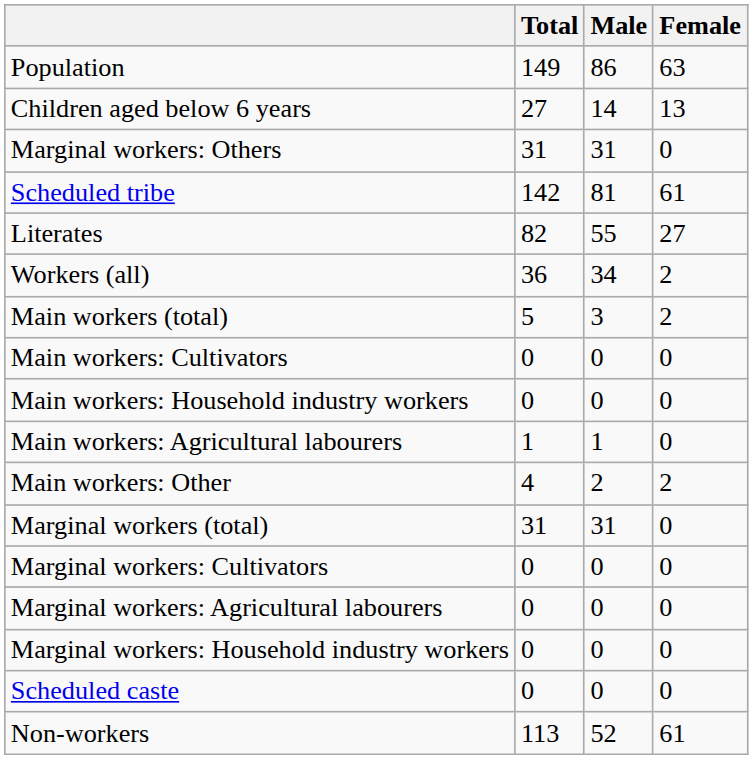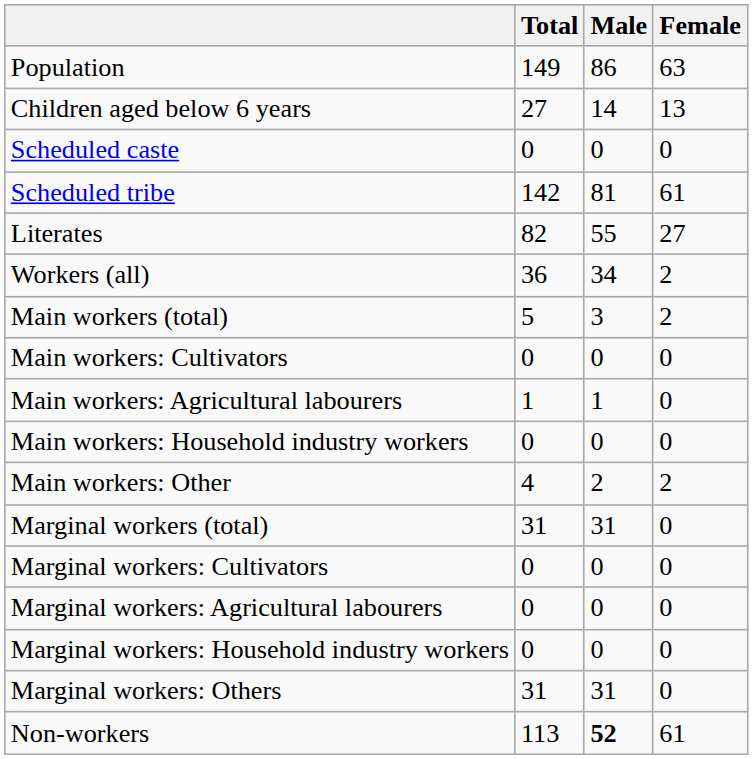rows swapped: (95, 691) <-> (146, 150)
rows swapped: (207, 441) <-> (240, 399)
(604, 732) normal -> (604, 732) bold
